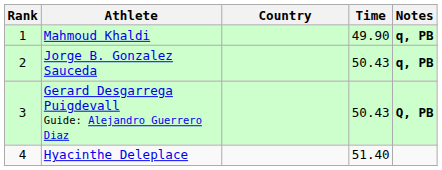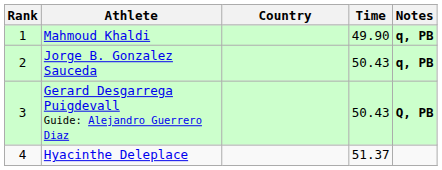(371, 155) 51.40 -> (371, 155) 51.37
